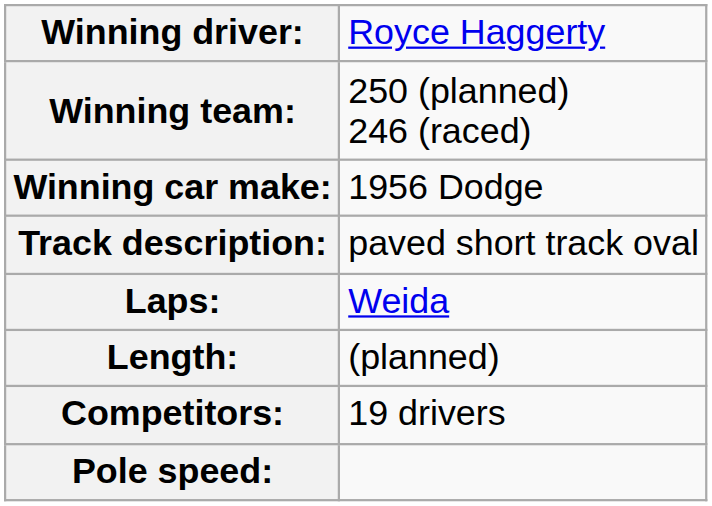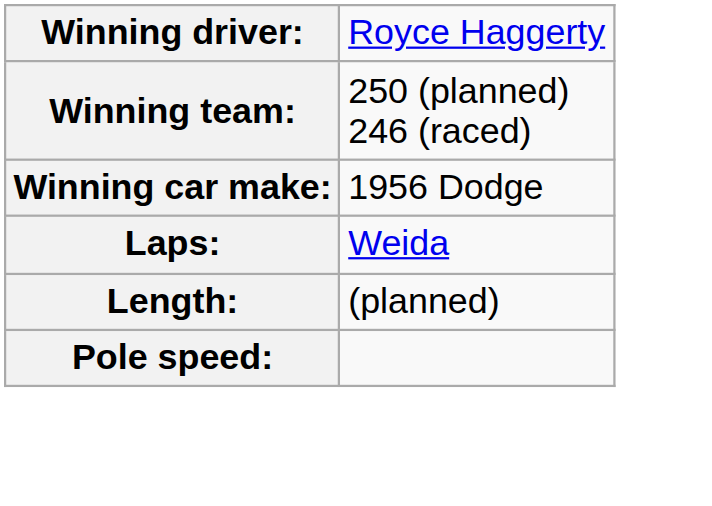- row: (173, 243)
- row: (173, 414)
